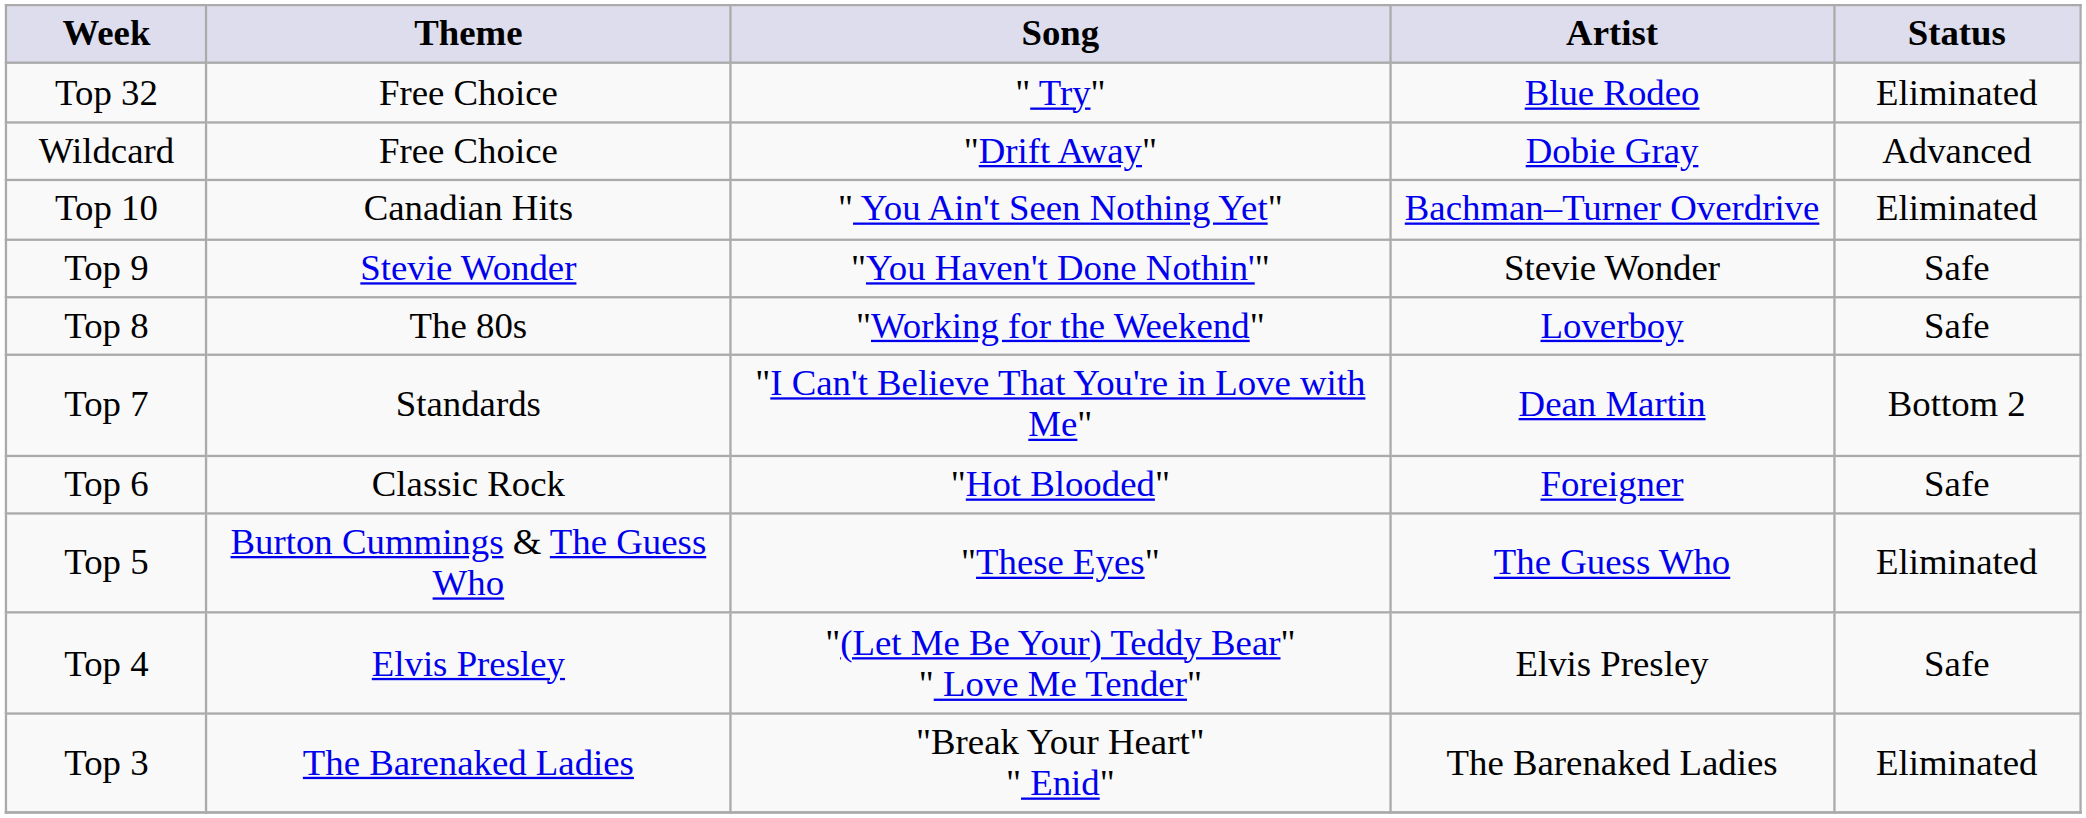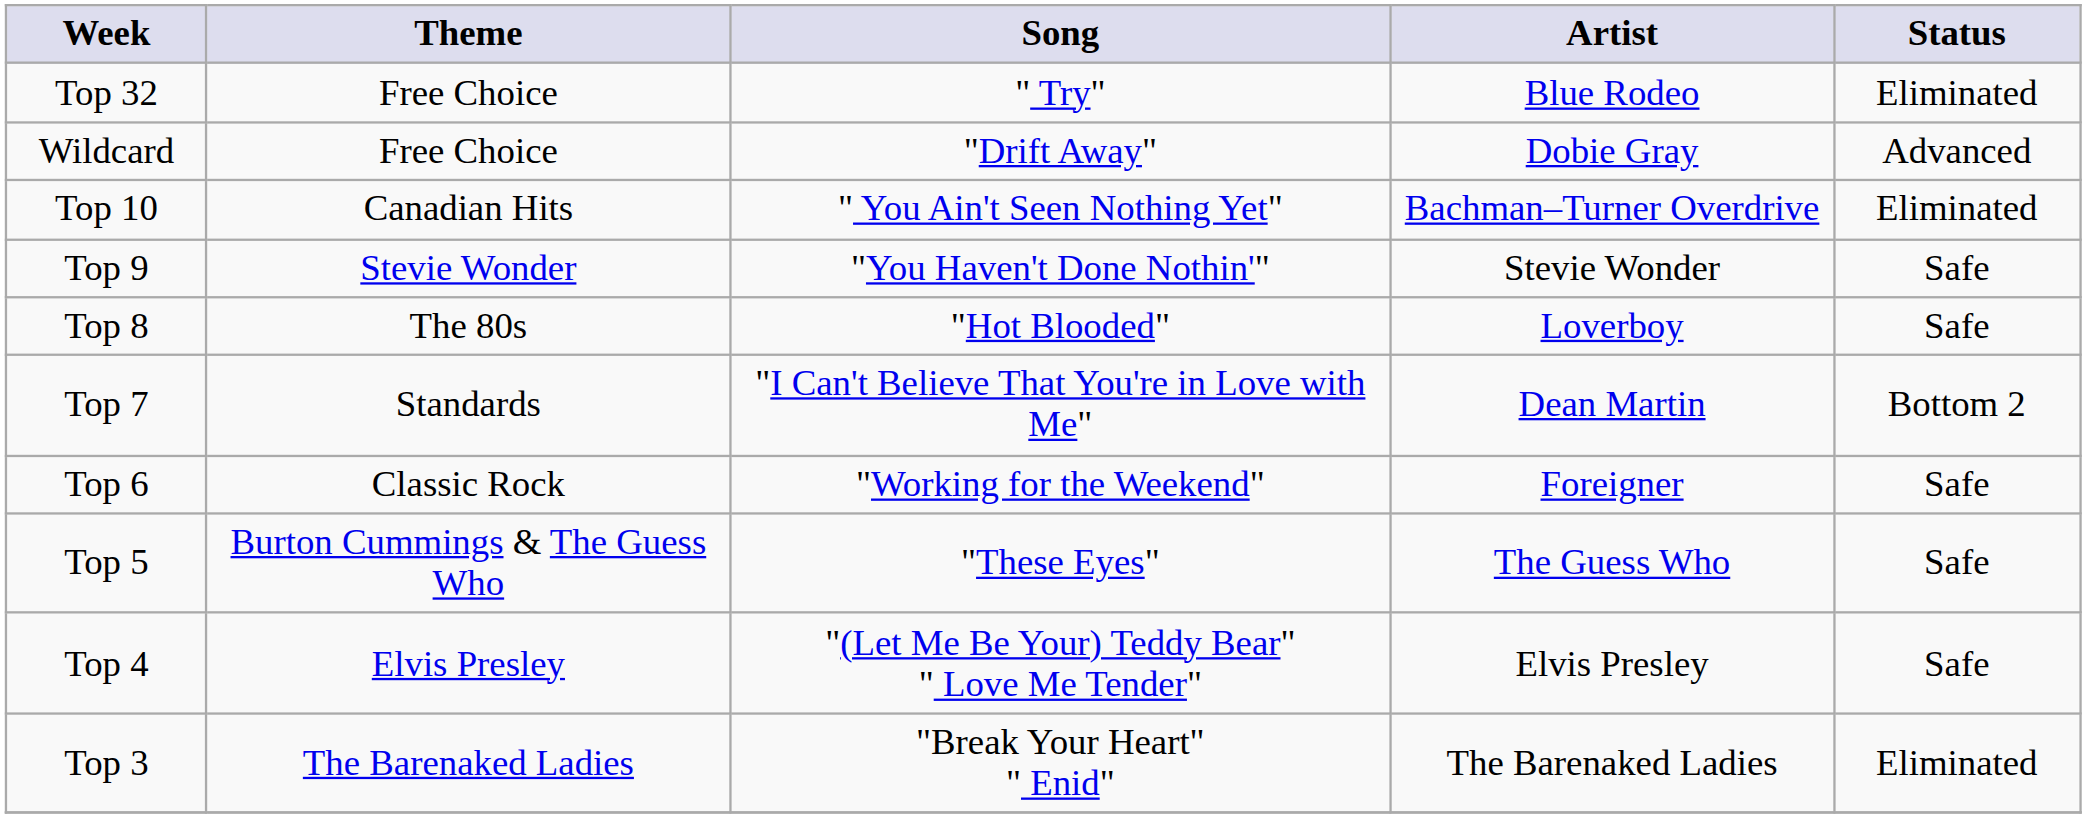(1060, 325) "Working for the Weekend" -> (1060, 325) "Hot Blooded"
(1060, 483) "Hot Blooded" -> (1060, 483) "Working for the Weekend"
(1957, 562) Eliminated -> (1957, 562) Safe
